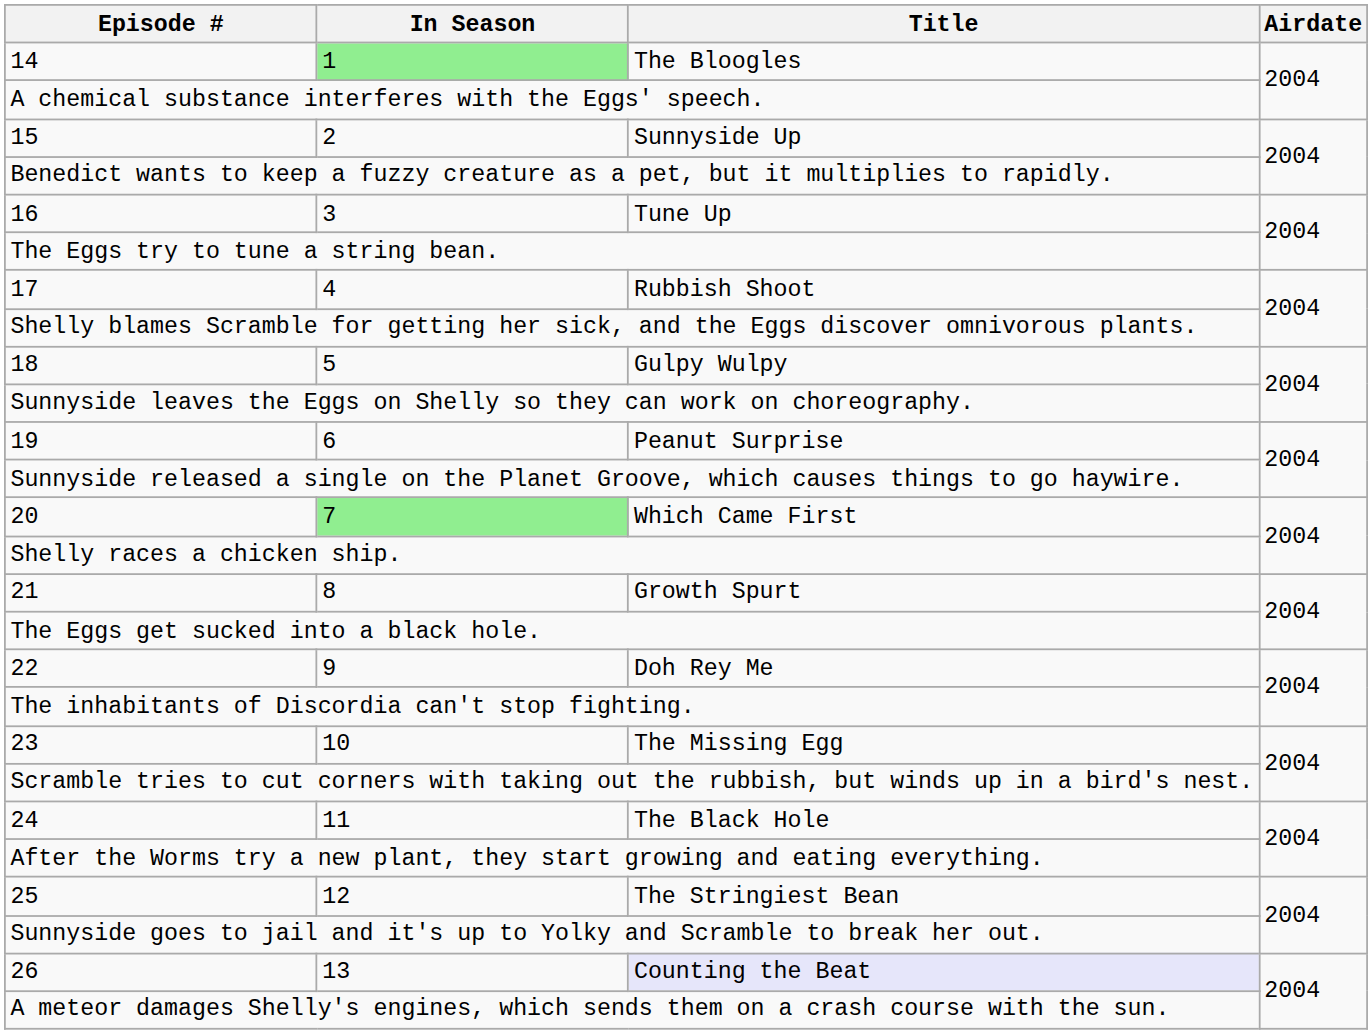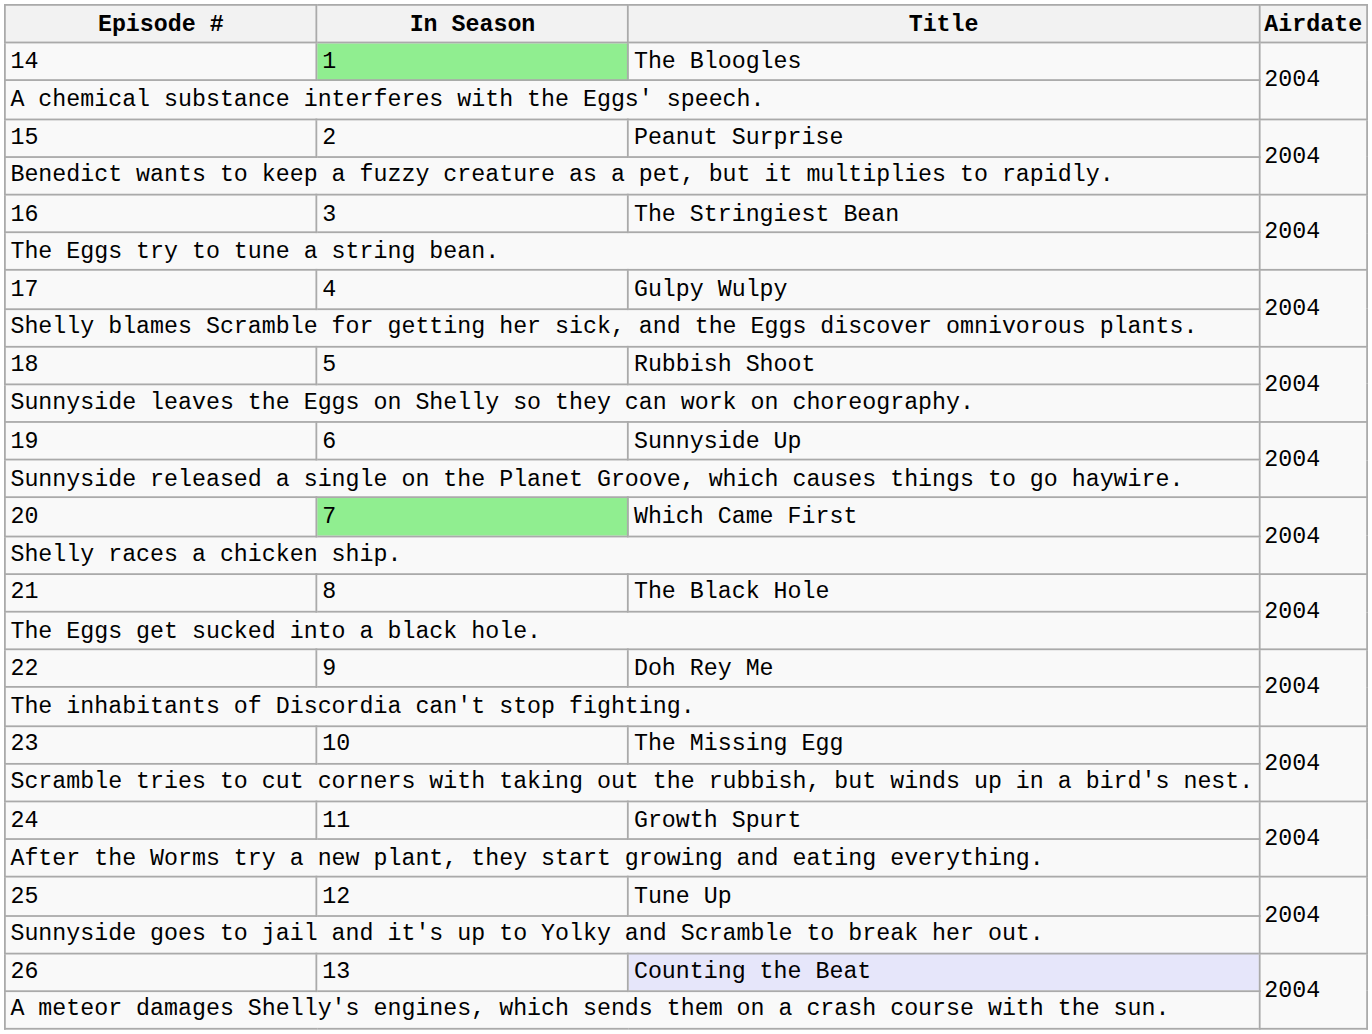(718, 138) Sunnyside Up -> (739, 138) Peanut Surprise
(683, 213) Tune Up -> (767, 213) The Stringiest Bean
(725, 289) Rubbish Shoot -> (711, 289) Gulpy Wulpy
(711, 365) Gulpy Wulpy -> (725, 365) Rubbish Shoot
(739, 441) Peanut Surprise -> (718, 441) Sunnyside Up
(718, 593) Growth Spurt -> (732, 593) The Black Hole
(732, 820) The Black Hole -> (718, 820) Growth Spurt
(767, 896) The Stringiest Bean -> (683, 896) Tune Up
